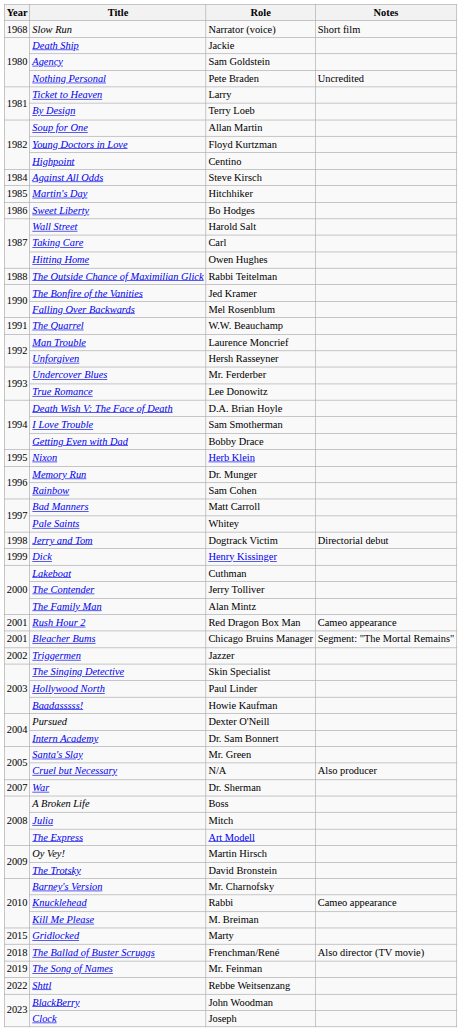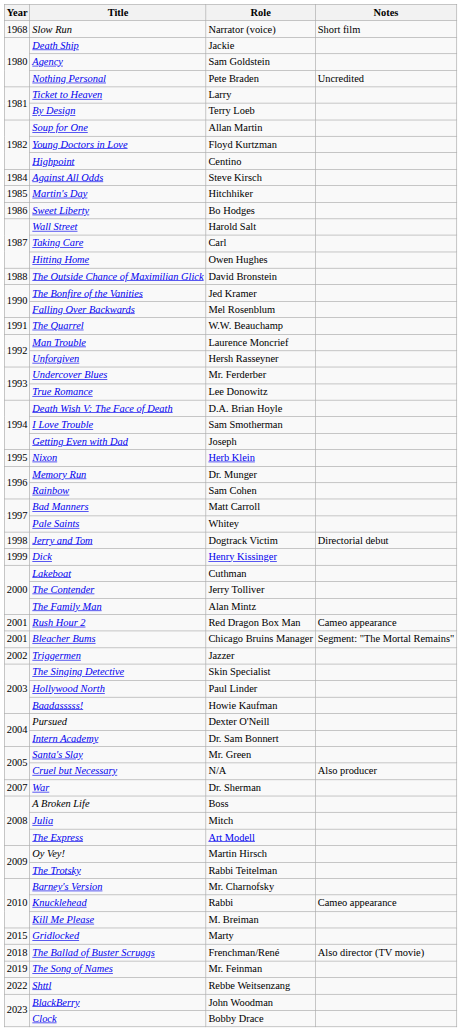(243, 276) Rabbi Teitelman -> (243, 276) David Bronstein
(236, 441) Bobby Drace -> (223, 441) Joseph
(243, 870) David Bronstein -> (243, 870) Rabbi Teitelman
(223, 1018) Joseph -> (236, 1018) Bobby Drace
